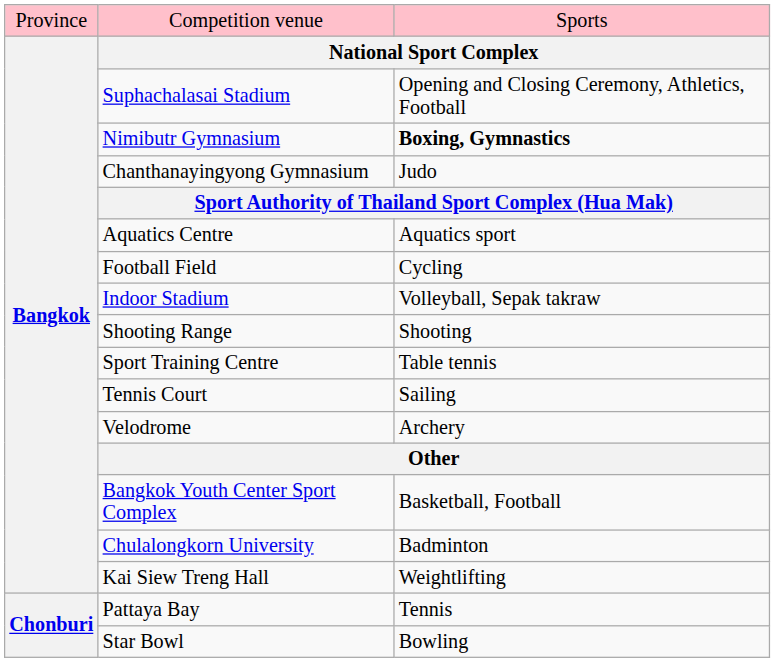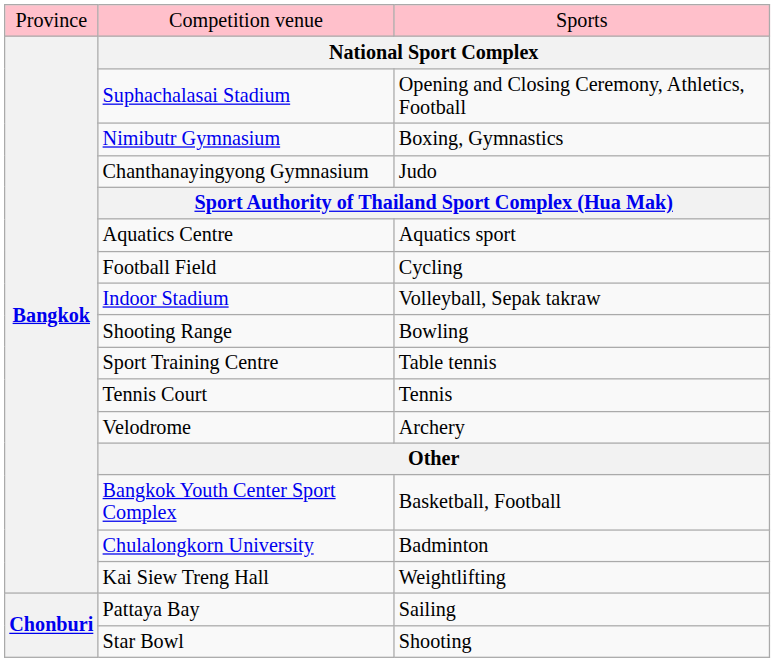(484, 139) bold -> (481, 139) normal
(435, 330) Shooting -> (434, 330) Bowling
(427, 394) Sailing -> (426, 394) Tennis
(426, 609) Tennis -> (427, 609) Sailing
(434, 641) Bowling -> (435, 641) Shooting
